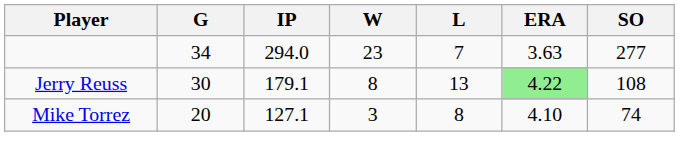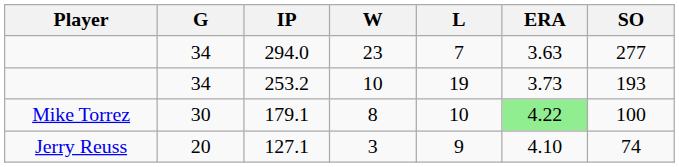+ row: (287, 83)
(81, 83) Jerry Reuss -> (81, 114) Mike Torrez
(459, 83) 13 -> (459, 114) 10
(631, 83) 108 -> (631, 114) 100
(81, 114) Mike Torrez -> (81, 146) Jerry Reuss
(459, 114) 8 -> (459, 146) 9
